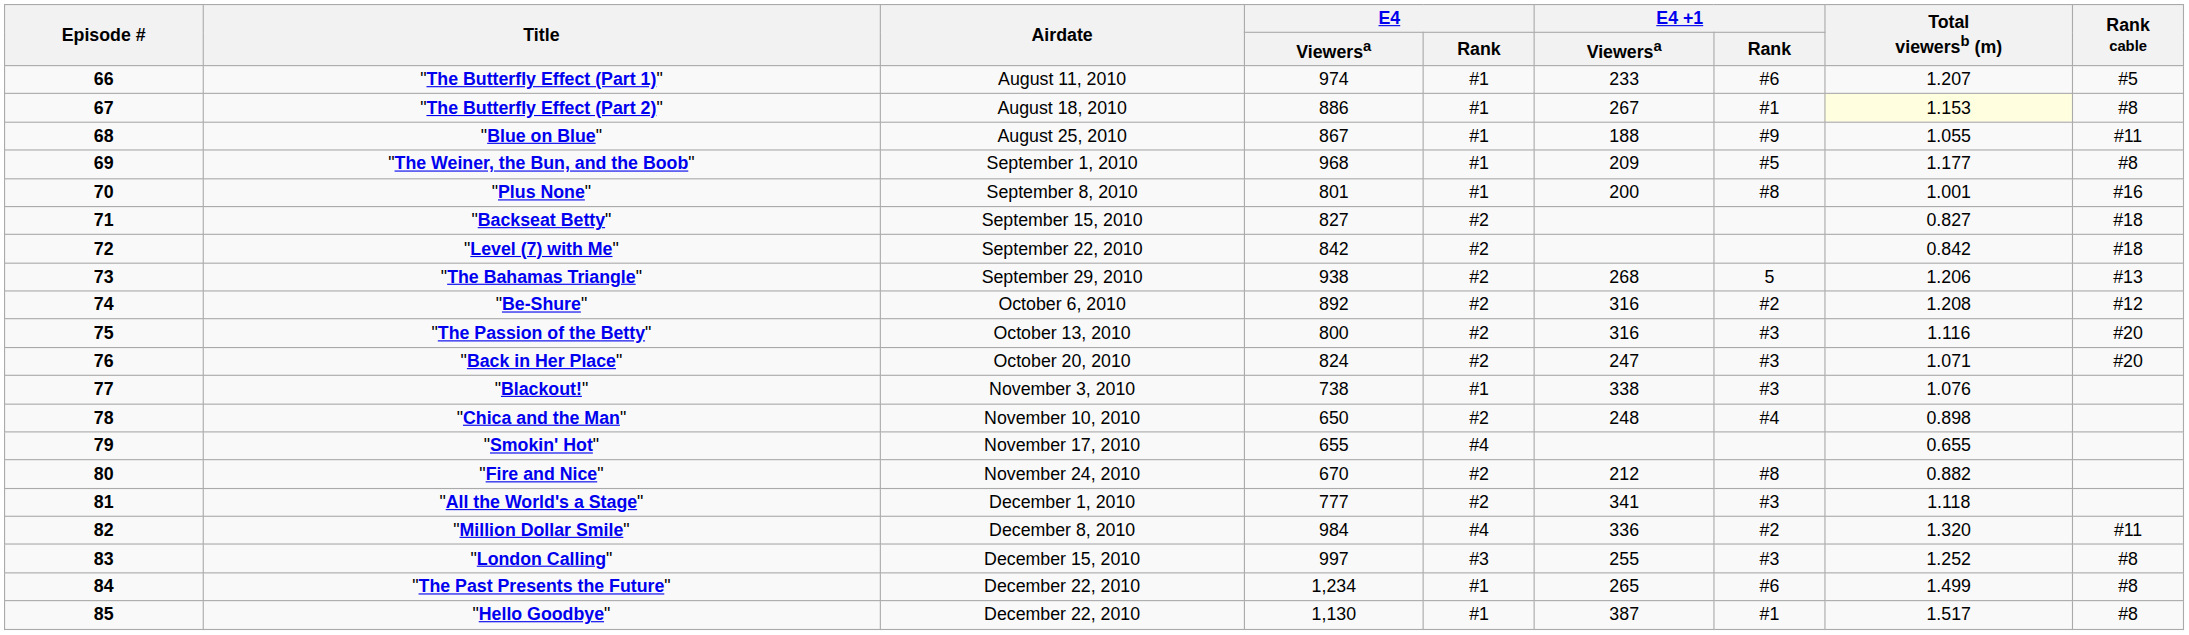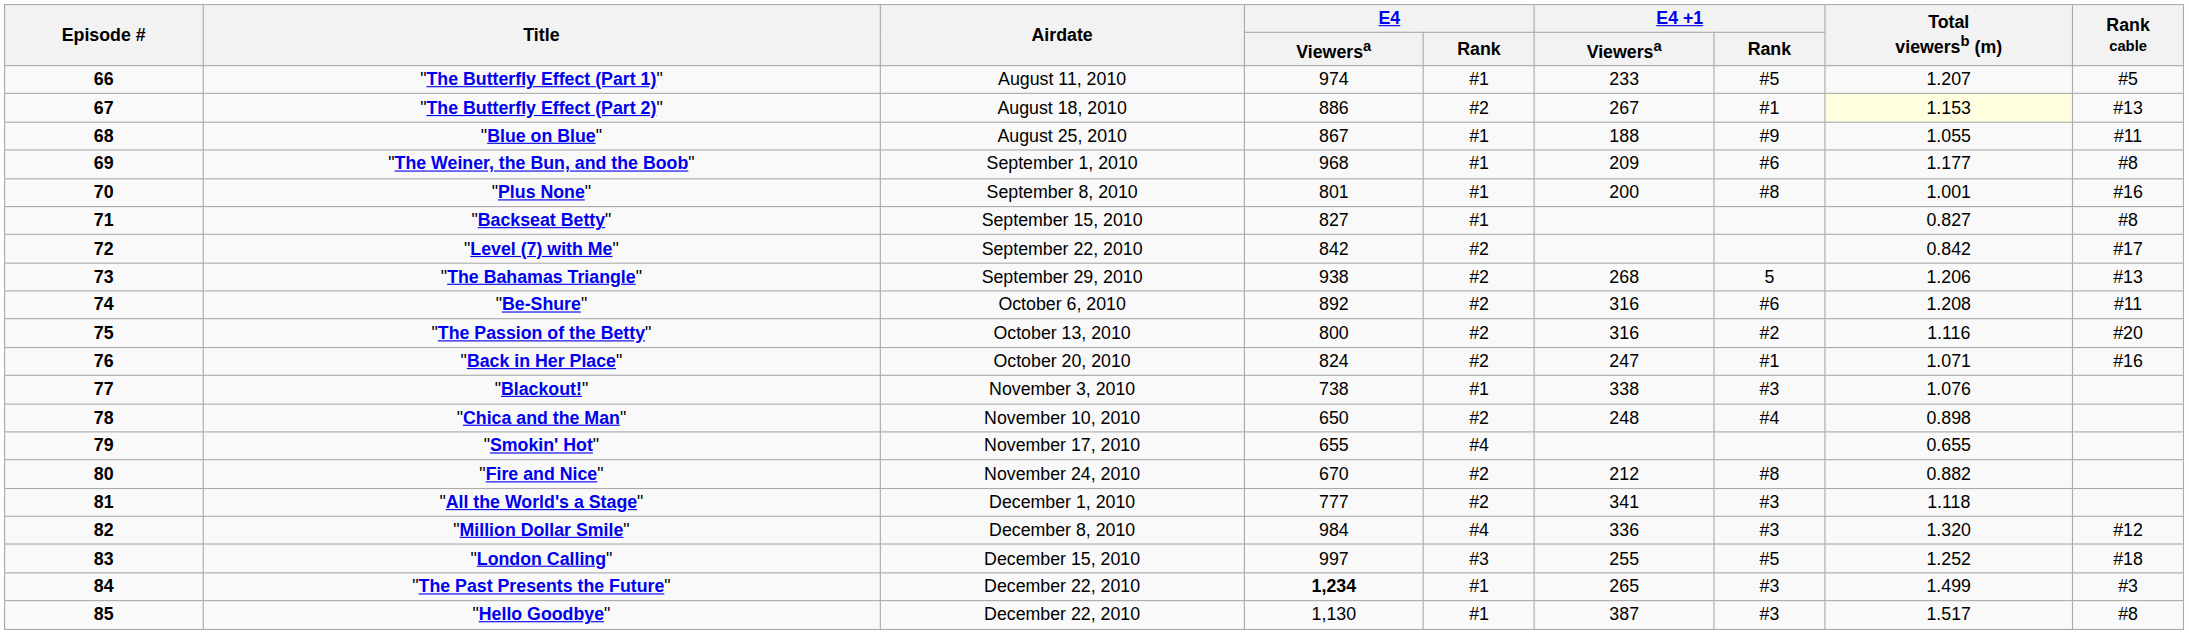(1769, 79) #6 -> (1769, 79) #5
(1479, 107) #1 -> (1479, 107) #2
(2128, 107) #8 -> (2128, 107) #13
(1769, 164) #5 -> (1769, 164) #6
(1479, 220) #2 -> (1479, 220) #1
(2128, 220) #18 -> (2128, 220) #8
(2128, 248) #18 -> (2128, 248) #17
(1769, 305) #2 -> (1769, 305) #6
(2128, 305) #12 -> (2128, 305) #11
(1769, 333) #3 -> (1769, 333) #2
(1769, 361) #3 -> (1769, 361) #1
(2128, 361) #20 -> (2128, 361) #16
(1769, 530) #2 -> (1769, 530) #3
(2128, 530) #11 -> (2128, 530) #12
(1769, 558) #3 -> (1769, 558) #5
(2128, 558) #8 -> (2128, 558) #18
(1334, 586) normal -> (1334, 586) bold
(1769, 586) #6 -> (1769, 586) #3
(2128, 586) #8 -> (2128, 586) #3
(1769, 614) #1 -> (1769, 614) #3
